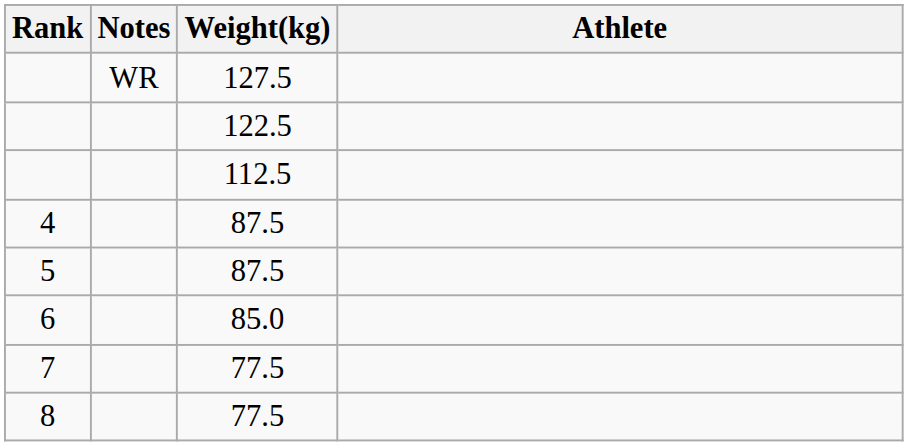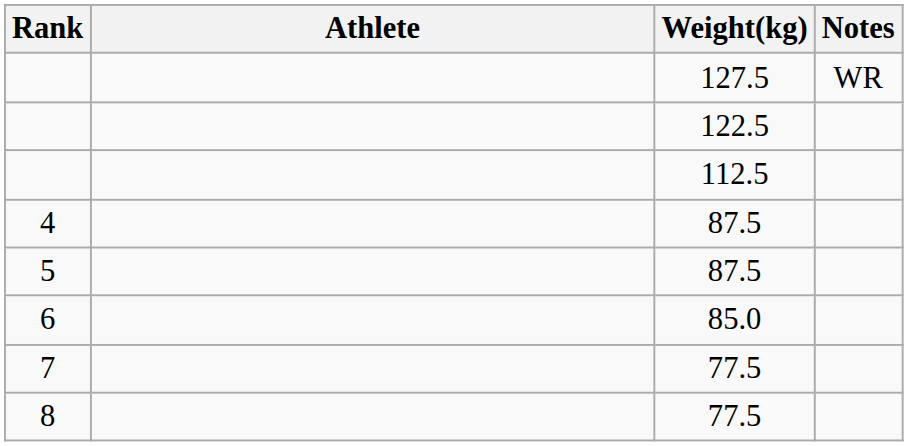columns swapped: (620, 28) <-> (134, 28)
